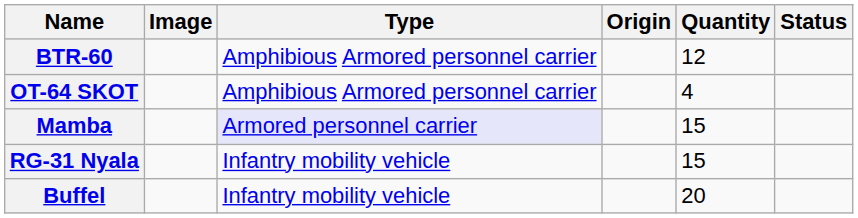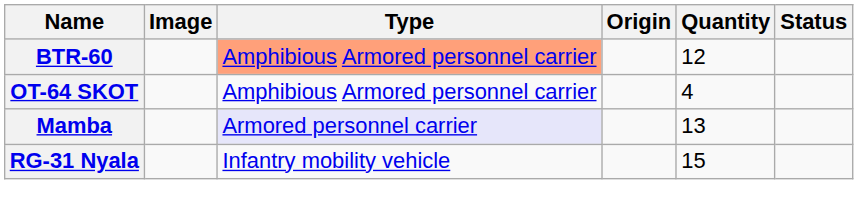(409, 56) no background -> (409, 56) lightsalmon background
(693, 126) 15 -> (693, 126) 13
- row: (74, 195)
